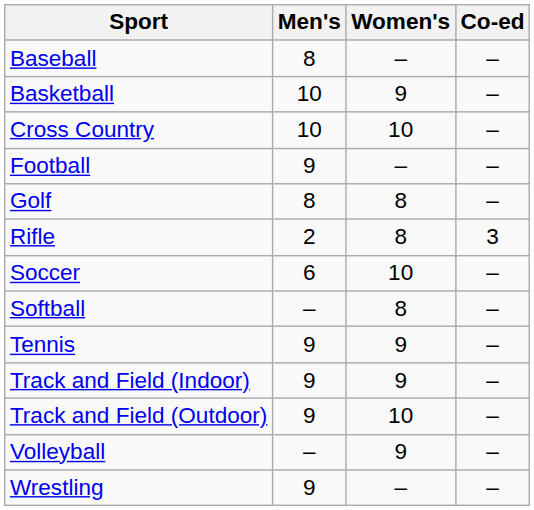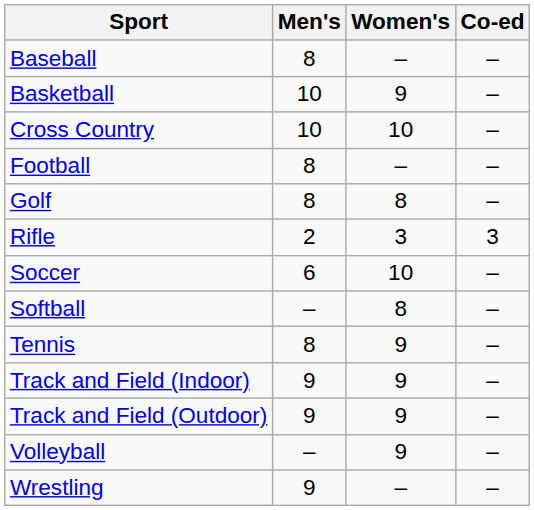(309, 165) 9 -> (309, 165) 8
(401, 237) 8 -> (401, 237) 3
(309, 344) 9 -> (309, 344) 8
(401, 415) 10 -> (401, 415) 9
